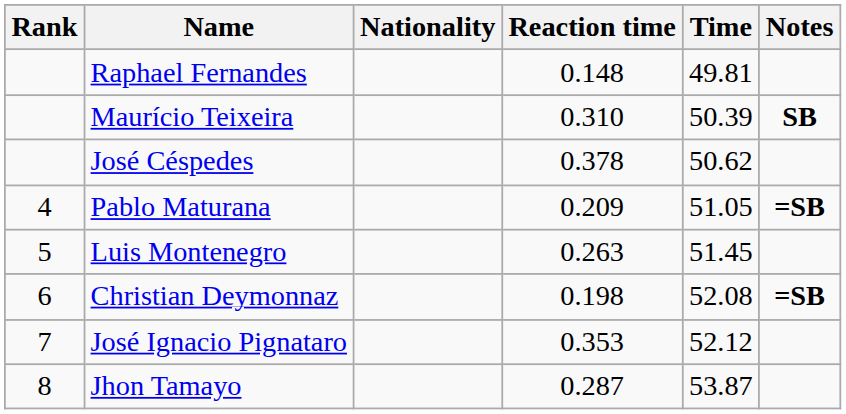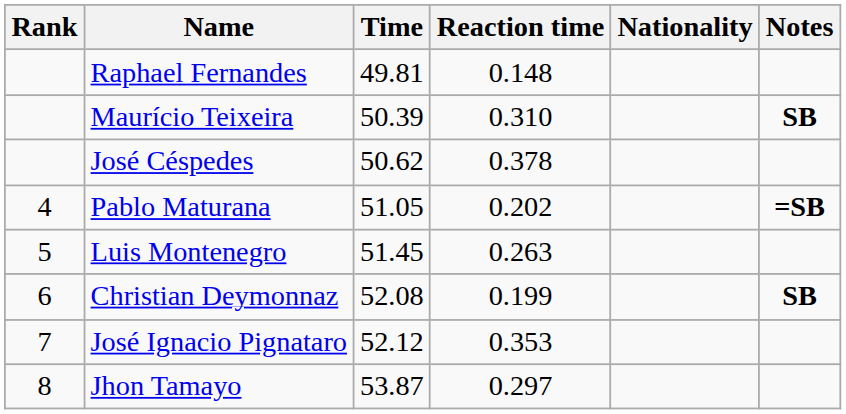columns swapped: (428, 26) <-> (721, 26)
(592, 206) 0.209 -> (521, 206) 0.202
(592, 296) 0.198 -> (521, 296) 0.199
(800, 296) =SB -> (800, 296) SB
(592, 386) 0.287 -> (521, 386) 0.297
